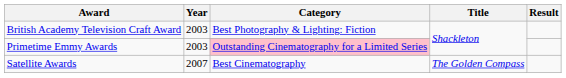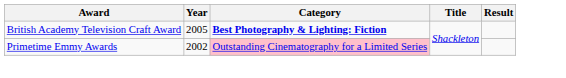(197, 30) 2003 -> (197, 30) 2005
(294, 30) normal -> (299, 30) bold
(197, 47) 2003 -> (197, 47) 2002
- row: (42, 64)
